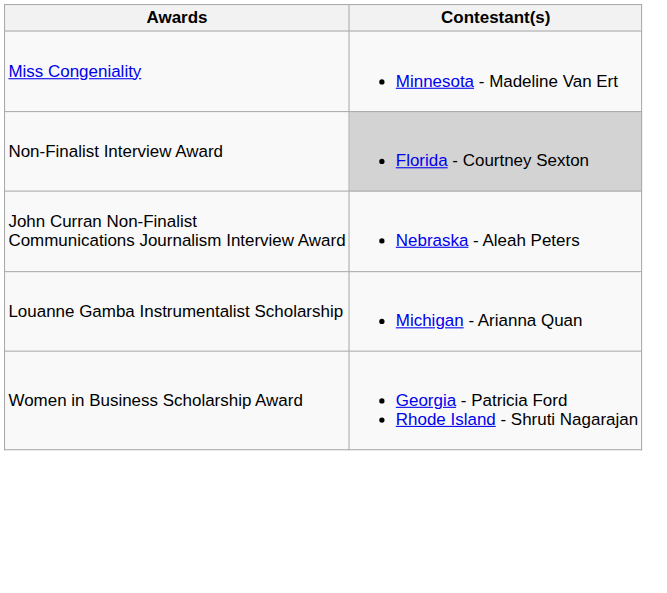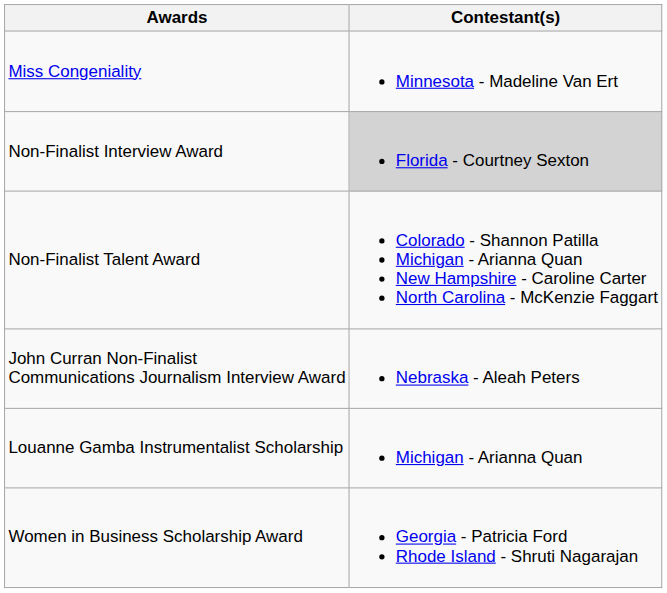+ row: (104, 259)
